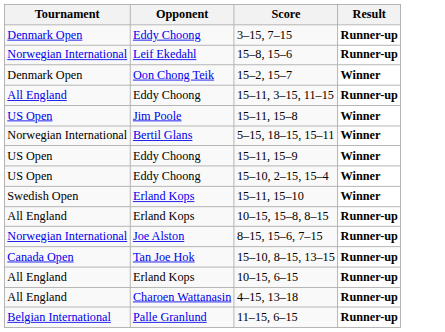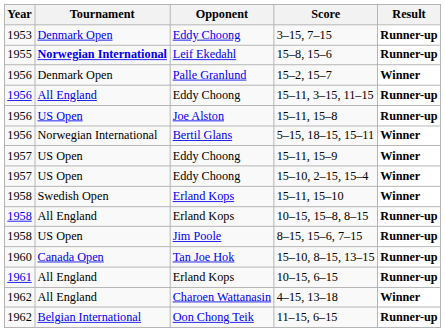+ column: (20, 14)
(67, 55) normal -> (102, 55) bold
(174, 75) Oon Chong Teik -> (210, 75) Palle Granlund
(157, 115) Jim Poole -> (198, 115) Joe Alston
(361, 115) Winner -> (409, 115) Runner-up
(67, 237) Norwegian International -> (60, 237) US Open
(159, 237) Joe Alston -> (197, 237) Jim Poole
(369, 297) Runner-up -> (400, 297) Winner
(170, 317) Palle Granlund -> (213, 317) Oon Chong Teik
